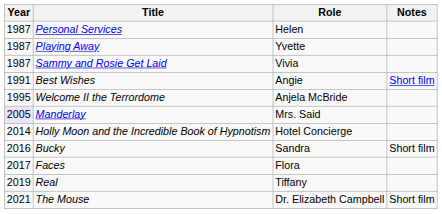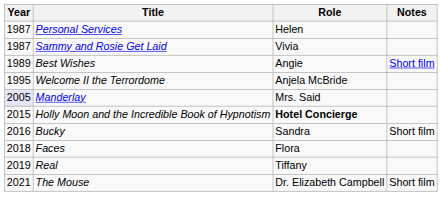- row: (67, 47)
(19, 81) 1991 -> (19, 64) 1989
(19, 132) 2014 -> (19, 115) 2015
(314, 132) normal -> (316, 115) bold
(19, 166) 2017 -> (19, 149) 2018
